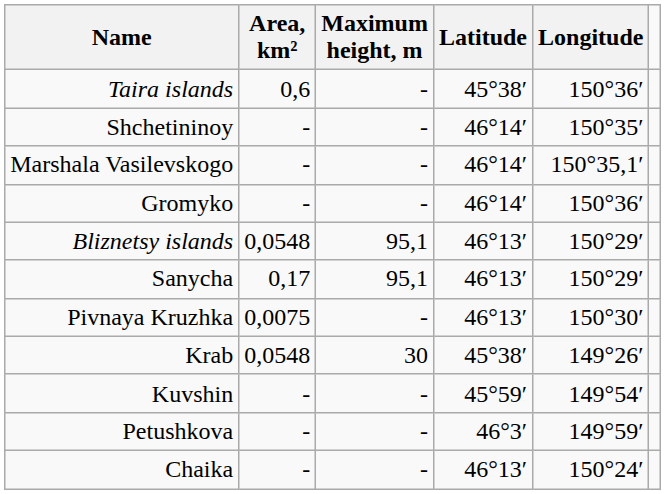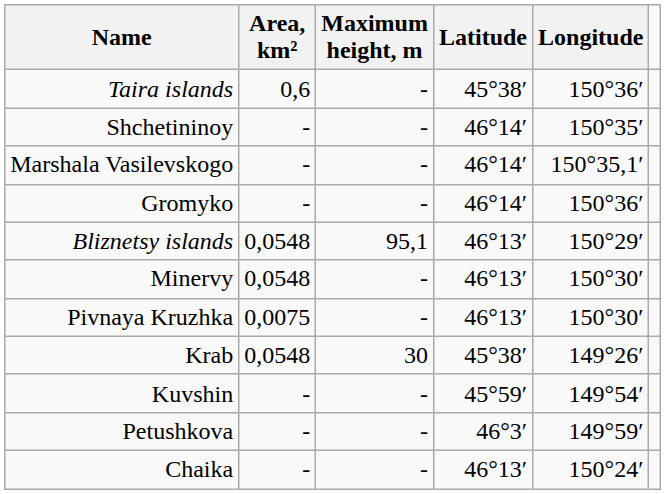- row: (192, 278)
+ row: (192, 278)
